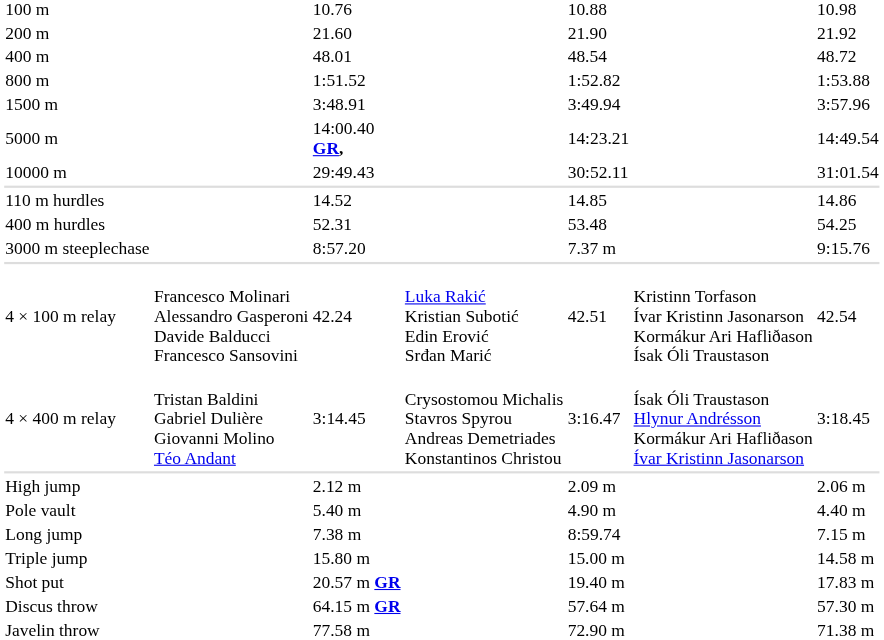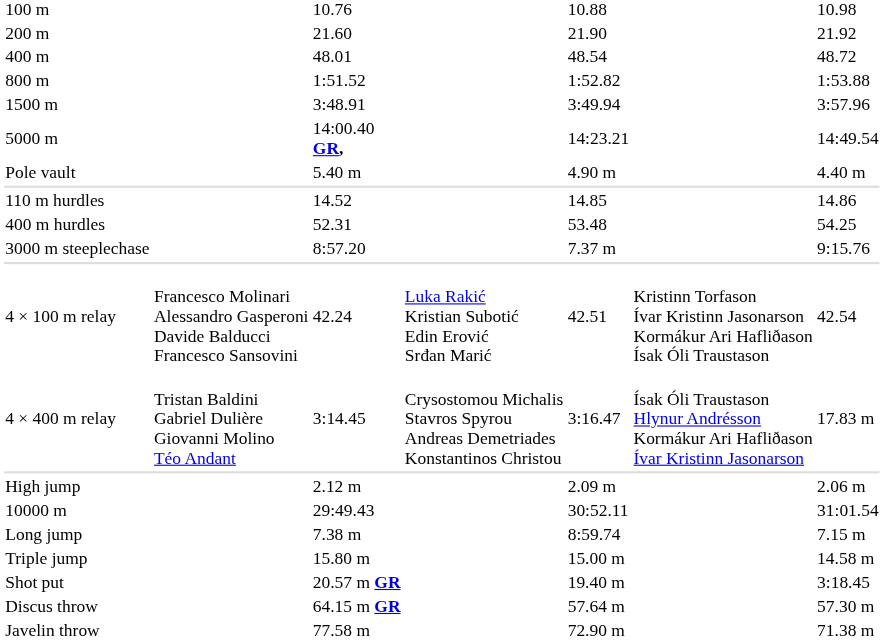rows swapped: (36, 172) <-> (40, 510)
(844, 418) 3:18.45 -> (846, 418) 17.83 m
(846, 582) 17.83 m -> (844, 582) 3:18.45
